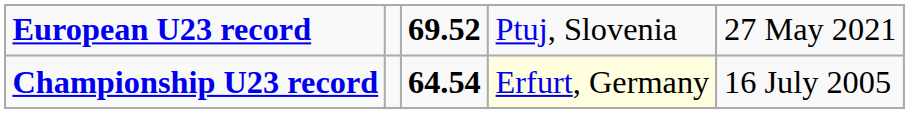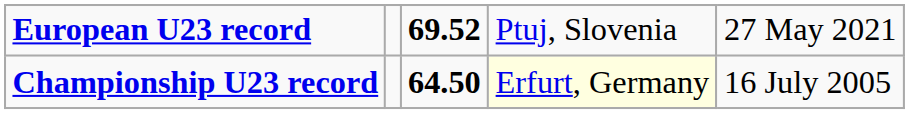(444, 81) 64.54 -> (444, 81) 64.50
